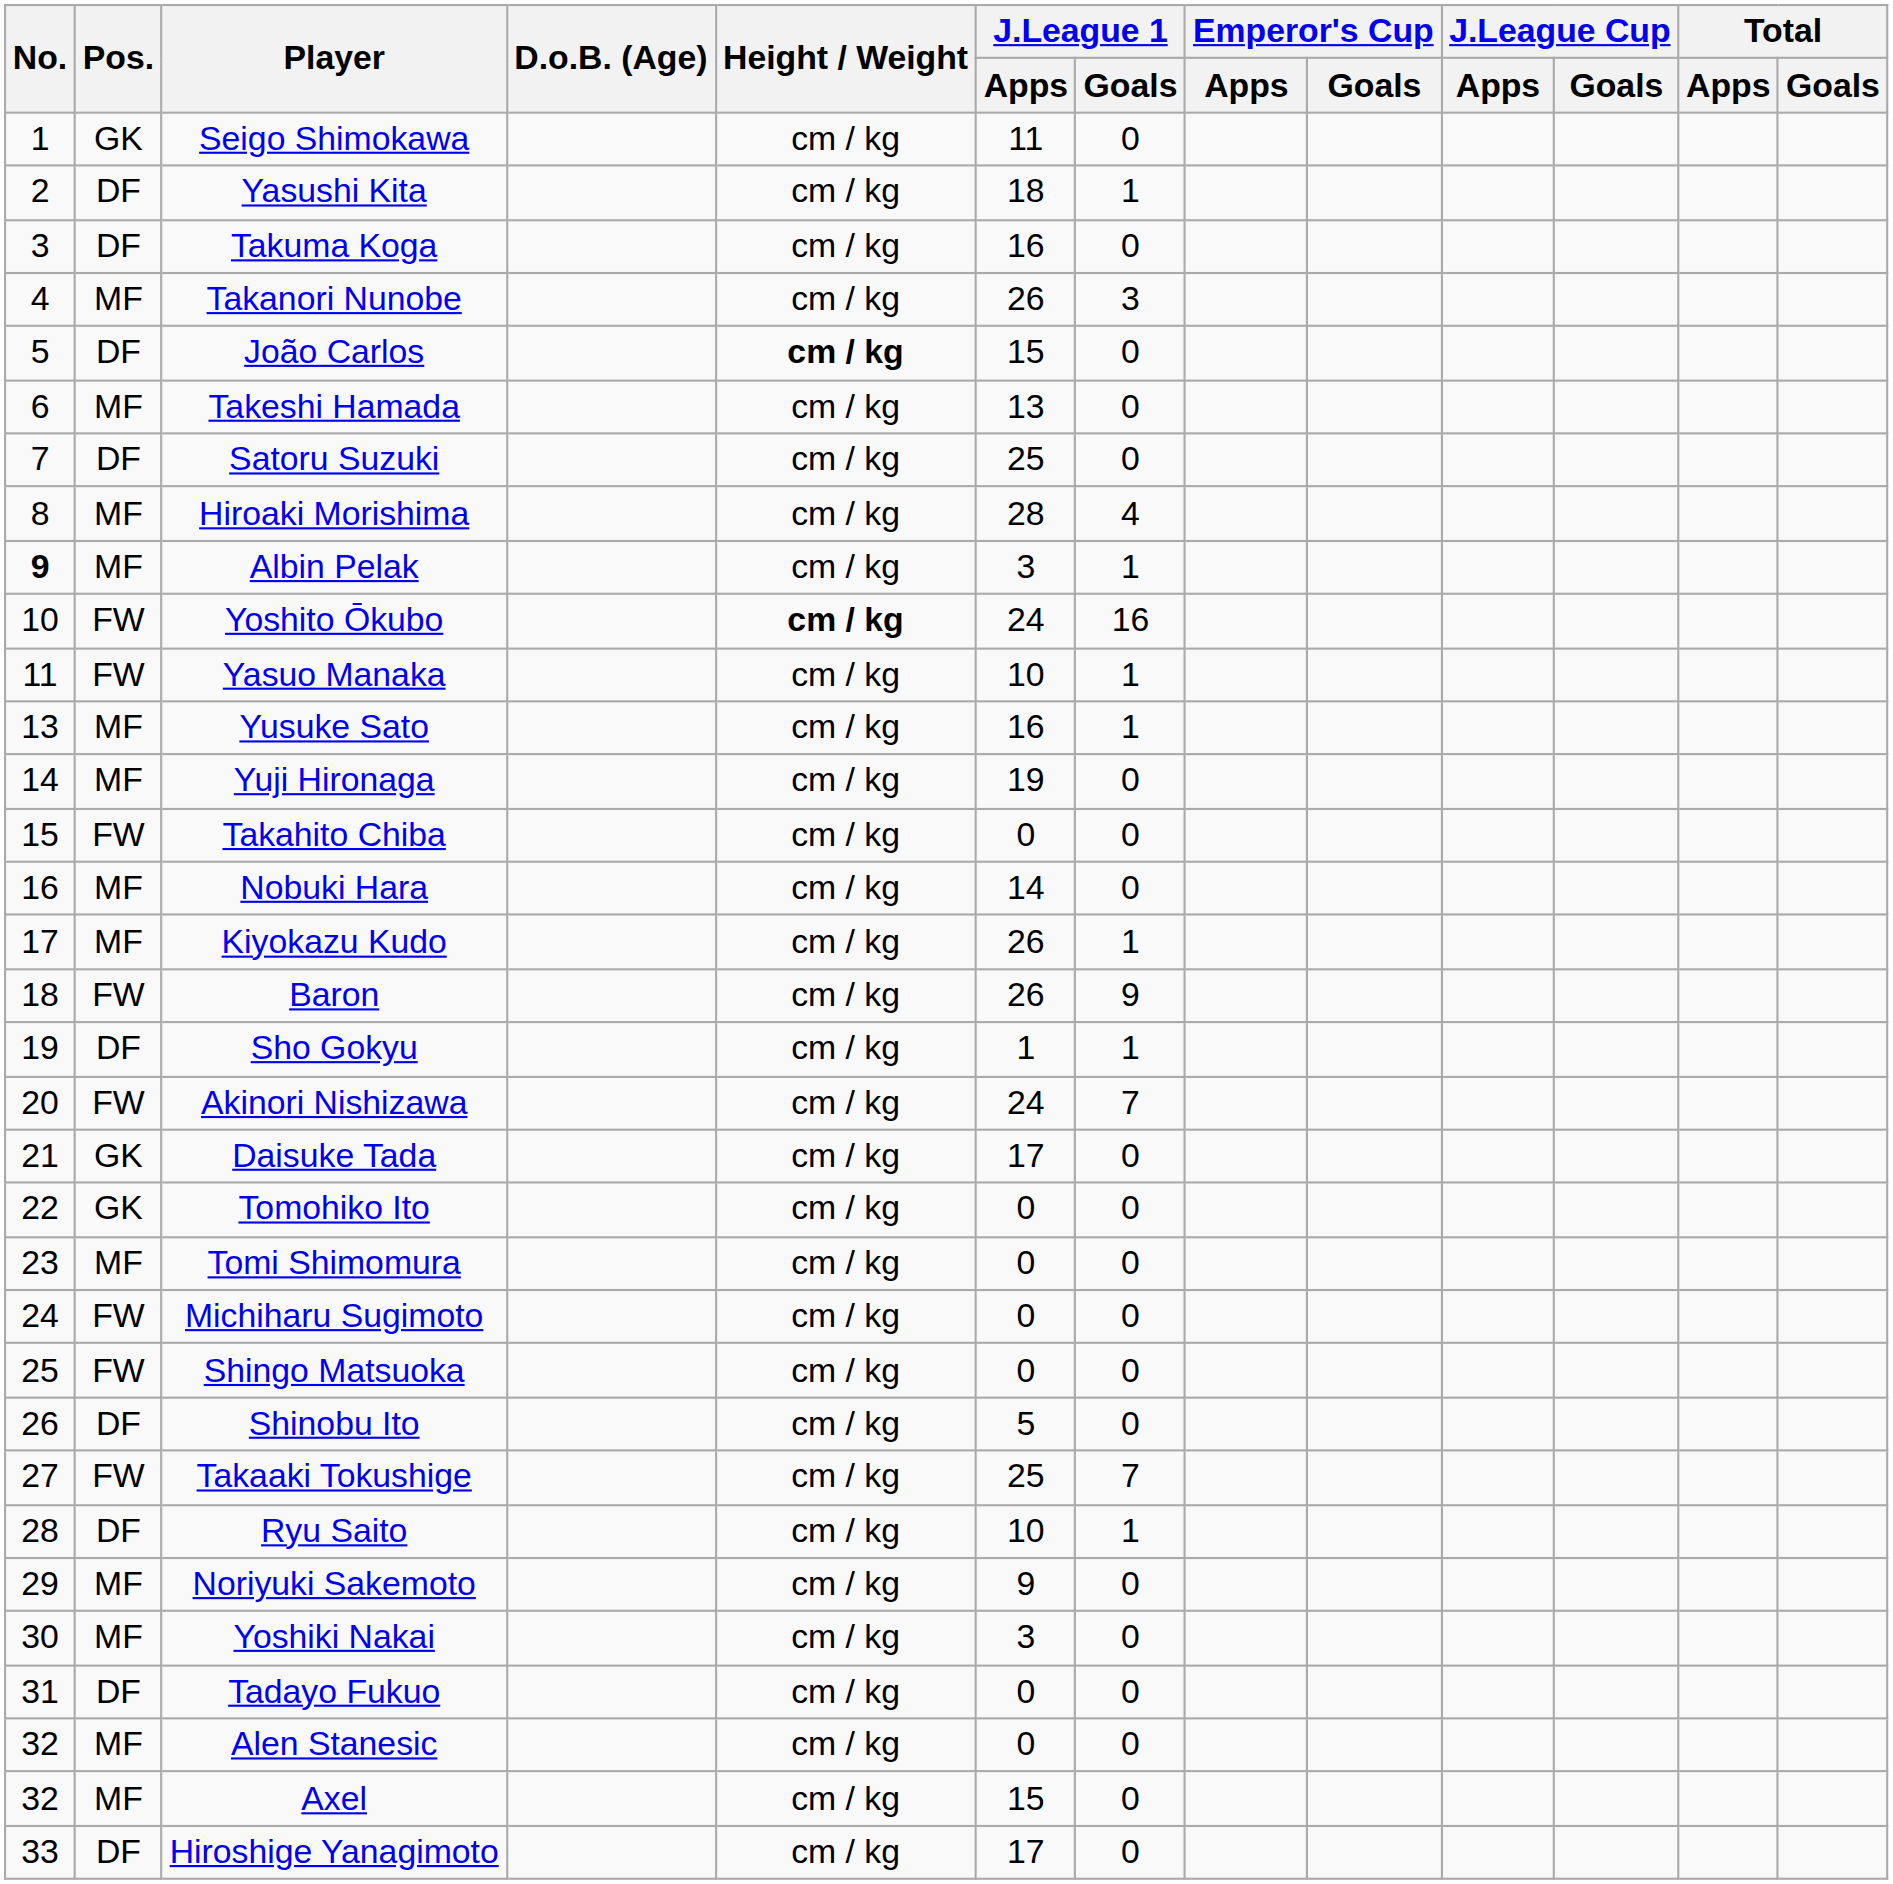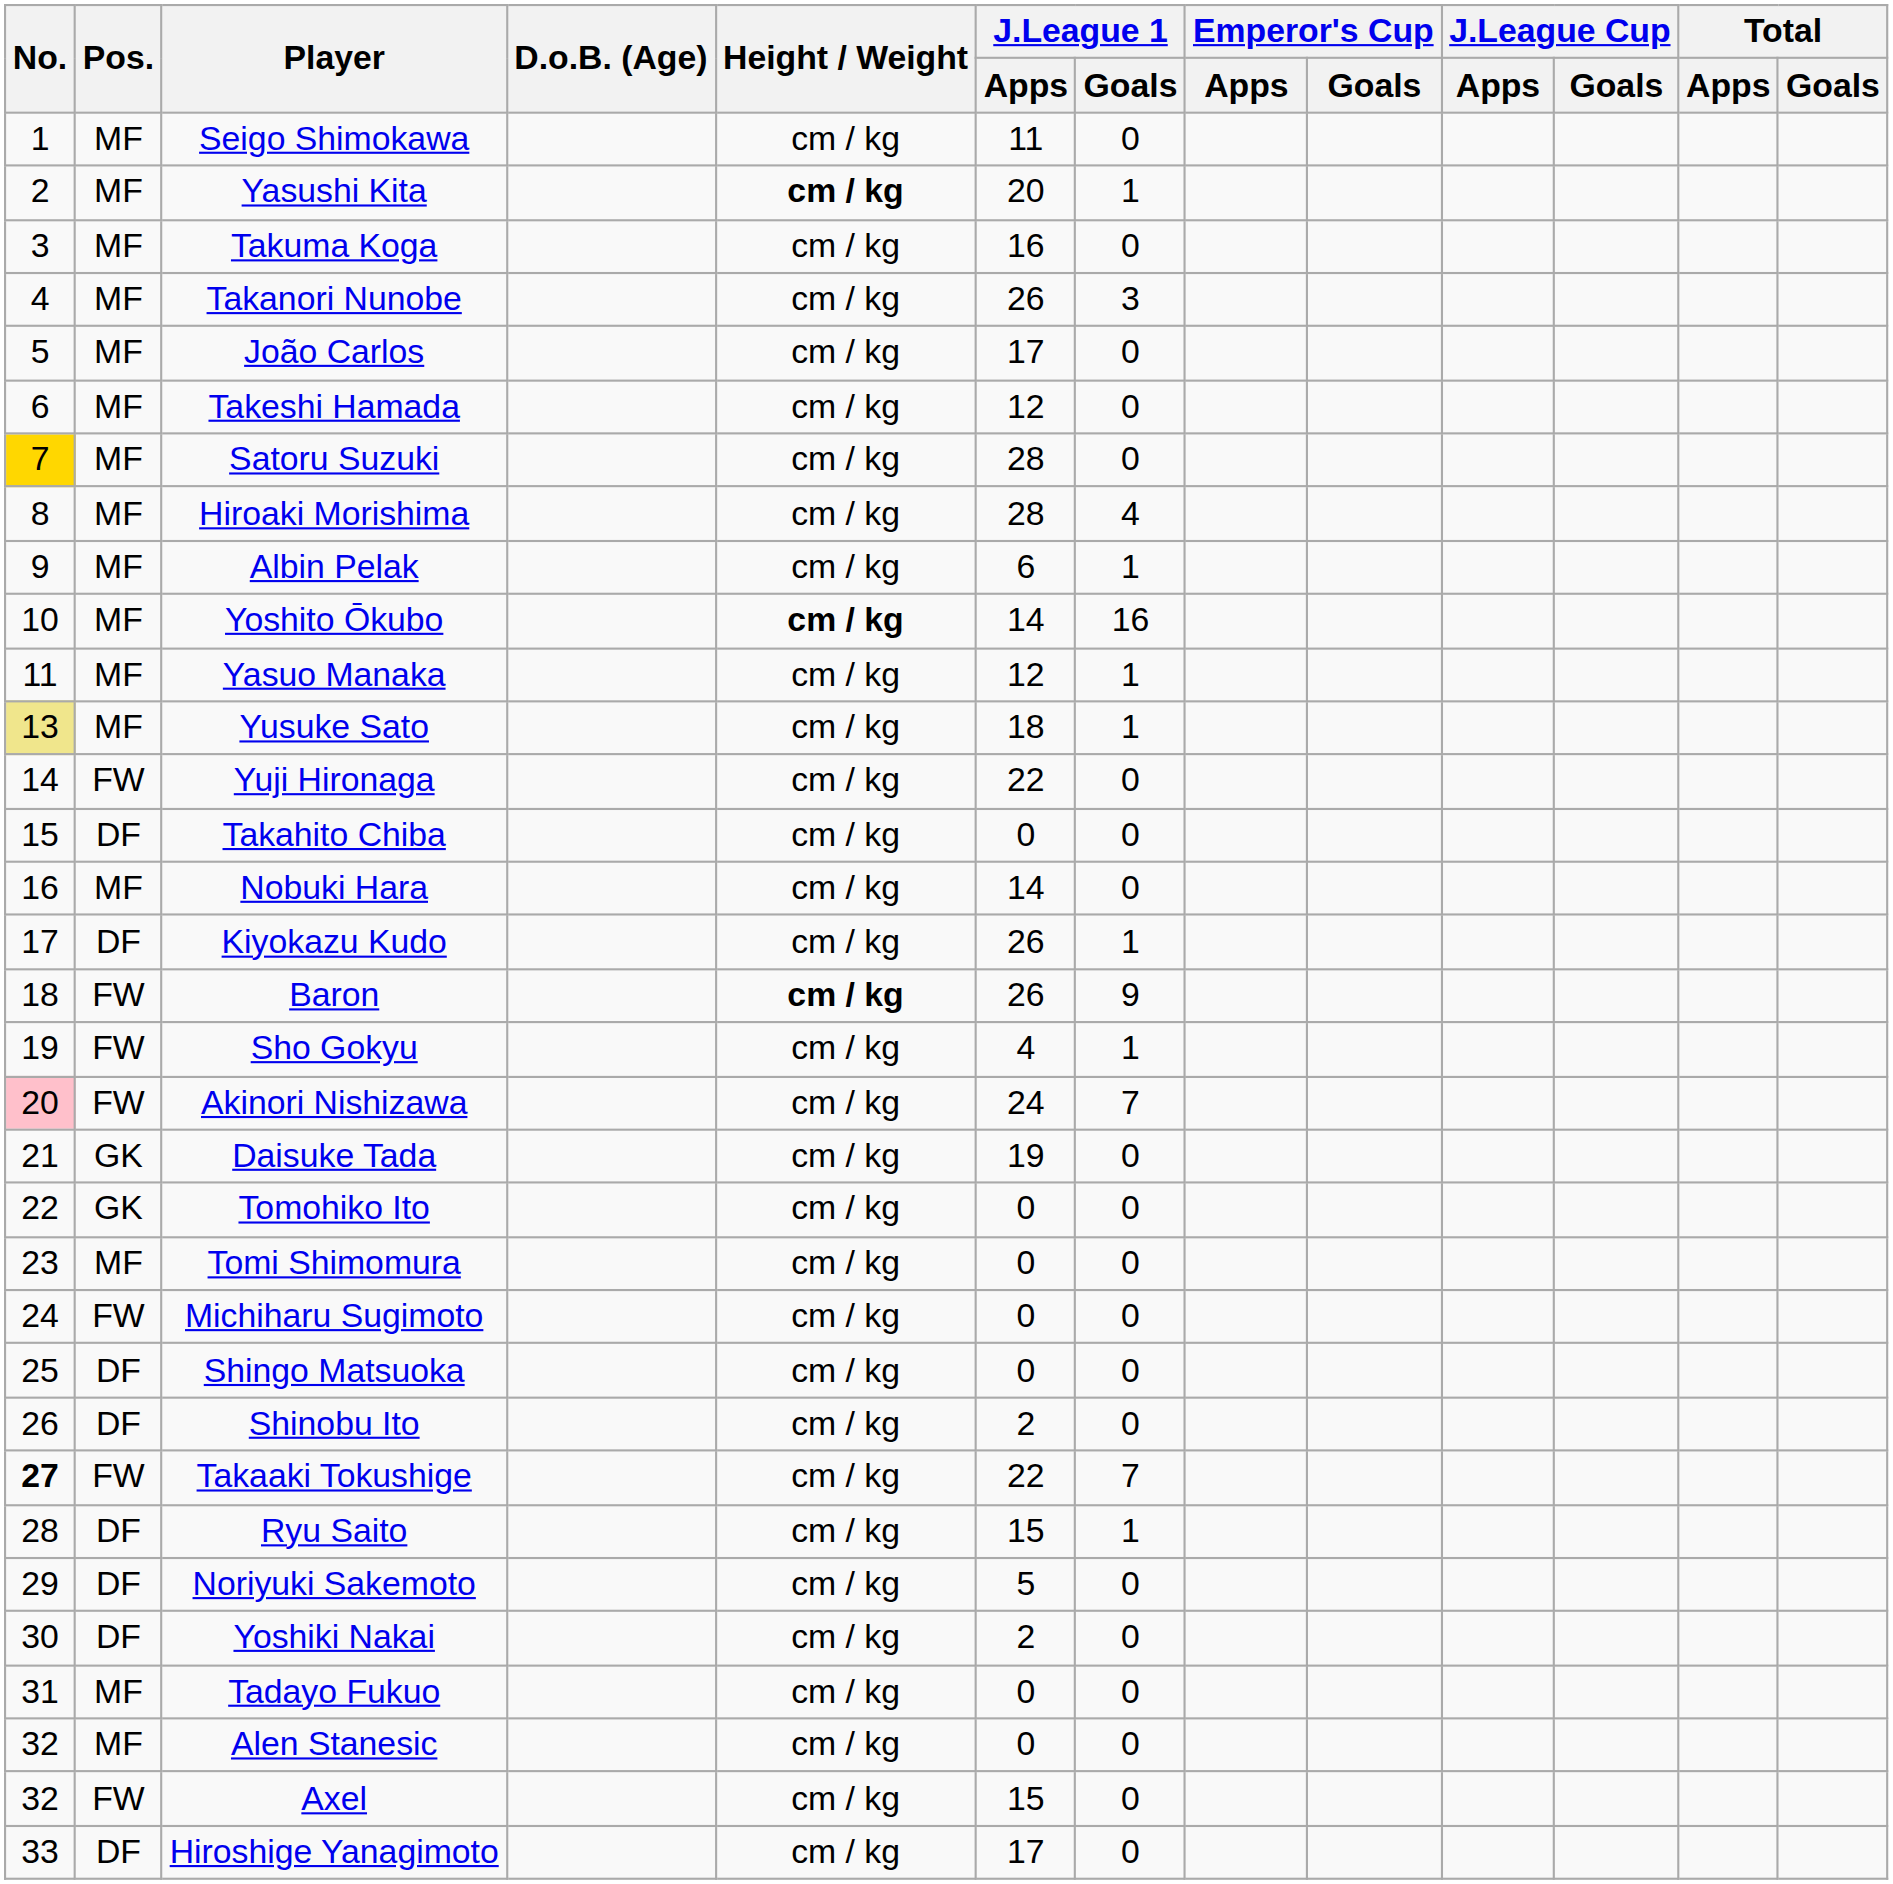(118, 138) GK -> (118, 138) MF
(118, 191) DF -> (118, 191) MF
(846, 191) normal -> (846, 191) bold
(1026, 191) 18 -> (1026, 191) 20
(118, 245) DF -> (118, 245) MF
(118, 352) DF -> (118, 352) MF
(846, 352) bold -> (846, 352) normal
(1026, 352) 15 -> (1026, 352) 17
(1026, 406) 13 -> (1026, 406) 12
(40, 459) no background -> (40, 459) gold background
(118, 459) DF -> (118, 459) MF
(1026, 459) 25 -> (1026, 459) 28
(40, 566) bold -> (40, 566) normal
(1026, 566) 3 -> (1026, 566) 6
(118, 620) FW -> (118, 620) MF
(1026, 620) 24 -> (1026, 620) 14
(118, 673) FW -> (118, 673) MF
(1026, 673) 10 -> (1026, 673) 12
(40, 727) no background -> (40, 727) khaki background
(1026, 727) 16 -> (1026, 727) 18
(118, 780) MF -> (118, 780) FW
(1026, 780) 19 -> (1026, 780) 22
(118, 834) FW -> (118, 834) DF
(118, 941) MF -> (118, 941) DF
(846, 995) normal -> (846, 995) bold
(118, 1048) DF -> (118, 1048) FW
(1026, 1048) 1 -> (1026, 1048) 4
(40, 1102) no background -> (40, 1102) pink background
(1026, 1155) 17 -> (1026, 1155) 19
(118, 1369) FW -> (118, 1369) DF
(1026, 1423) 5 -> (1026, 1423) 2
(40, 1476) normal -> (40, 1476) bold
(1026, 1476) 25 -> (1026, 1476) 22
(1026, 1530) 10 -> (1026, 1530) 15
(118, 1583) MF -> (118, 1583) DF
(1026, 1583) 9 -> (1026, 1583) 5
(118, 1637) MF -> (118, 1637) DF
(1026, 1637) 3 -> (1026, 1637) 2
(118, 1691) DF -> (118, 1691) MF
(118, 1798) MF -> (118, 1798) FW
